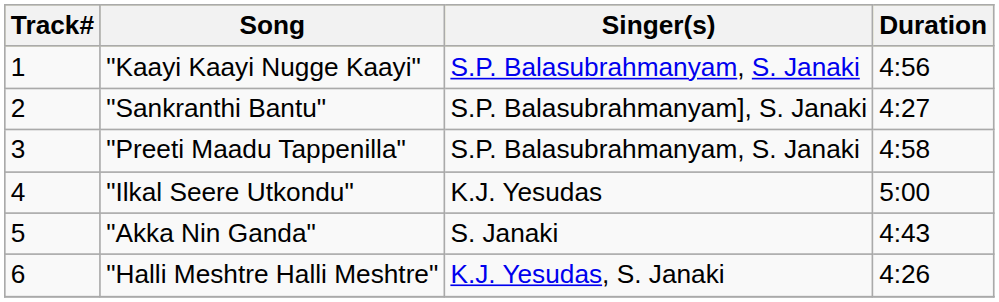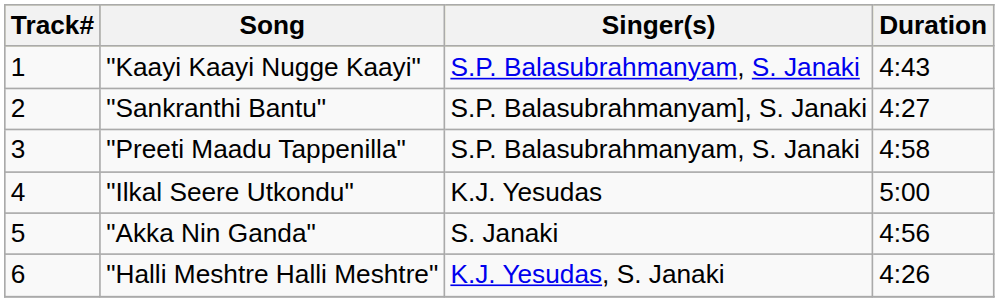(905, 66) 4:56 -> (905, 66) 4:43
(905, 233) 4:43 -> (905, 233) 4:56
